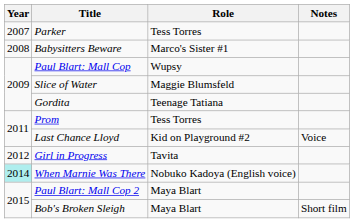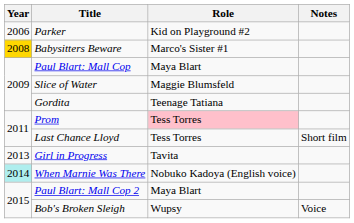(18, 31) 2007 -> (18, 31) 2006
(176, 31) Tess Torres -> (200, 31) Kid on Playground #2
(18, 48) no background -> (18, 48) gold background
(166, 66) Wupsy -> (176, 66) Maya Blart
(176, 119) no background -> (176, 119) pink background
(200, 137) Kid on Playground #2 -> (176, 137) Tess Torres
(314, 137) Voice -> (324, 137) Short film
(18, 155) 2012 -> (18, 155) 2013
(176, 208) Maya Blart -> (166, 208) Wupsy
(324, 208) Short film -> (314, 208) Voice
